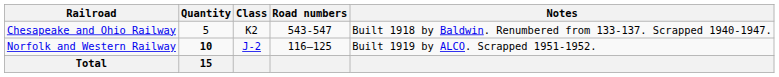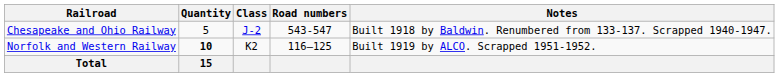(252, 30) K2 -> (252, 30) J-2
(252, 47) J-2 -> (252, 47) K2
